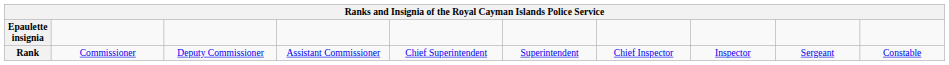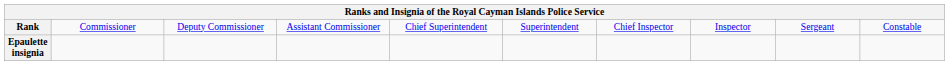rows swapped: (28, 53) <-> (28, 32)
